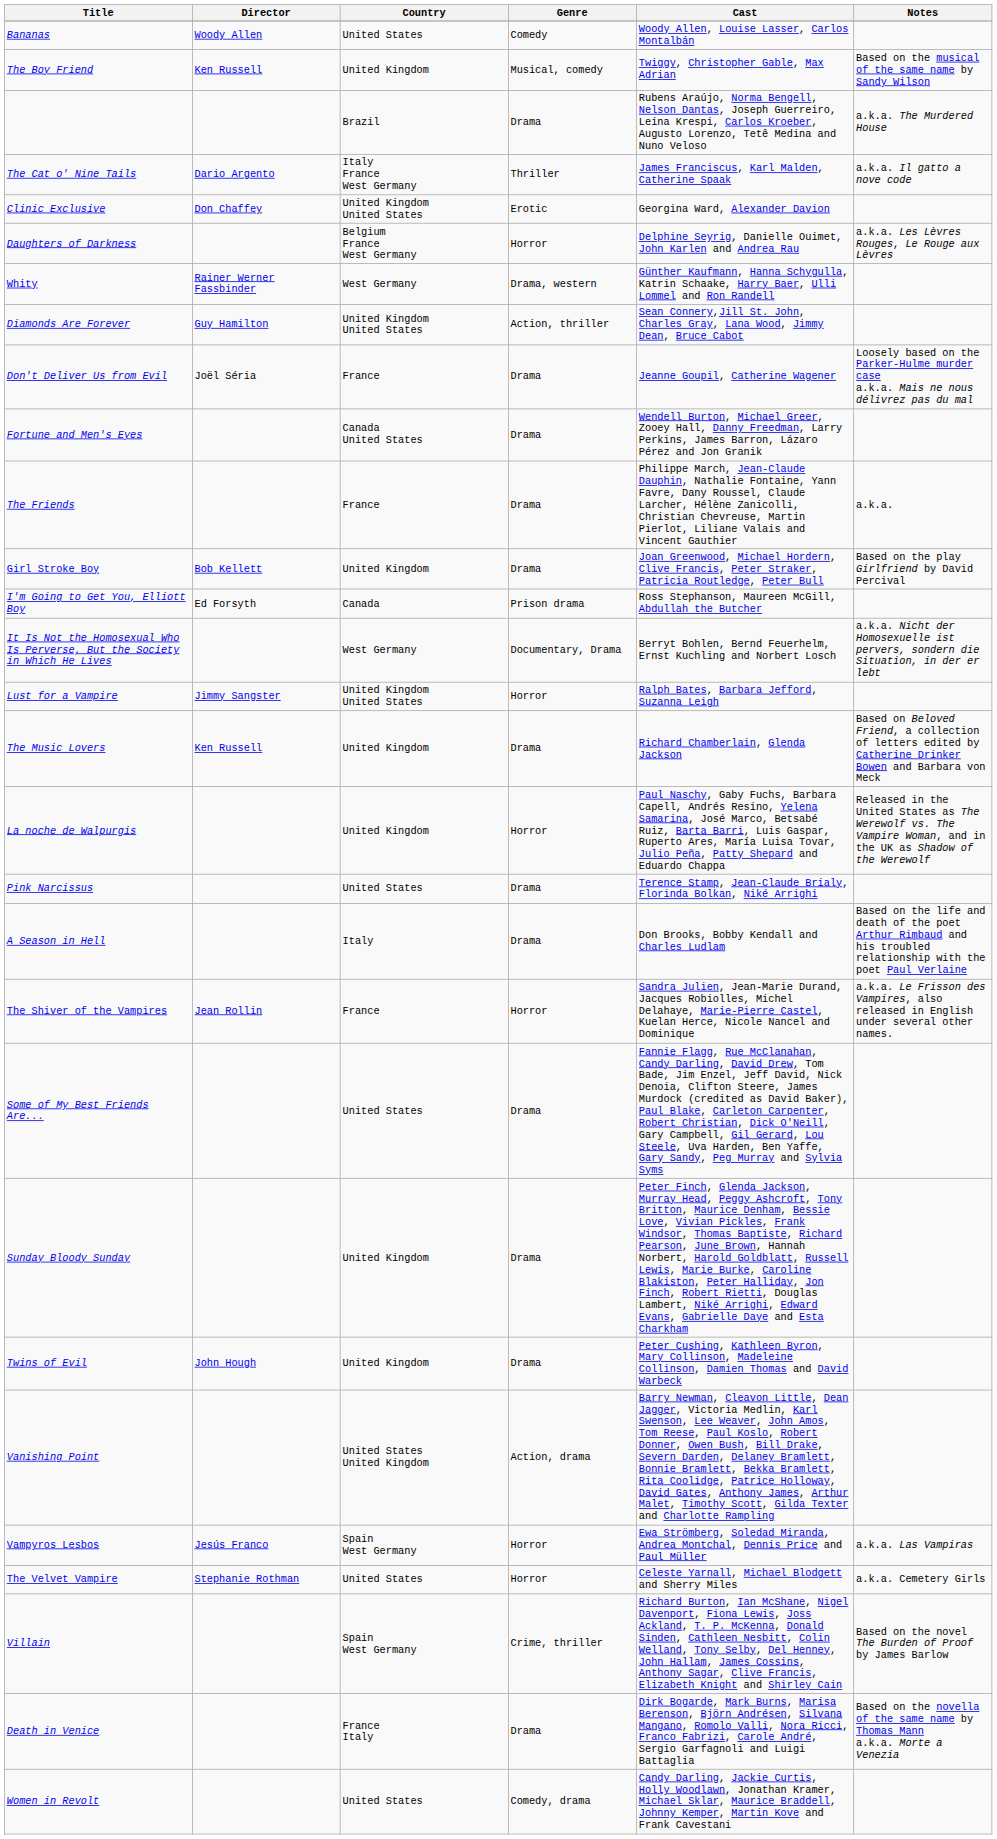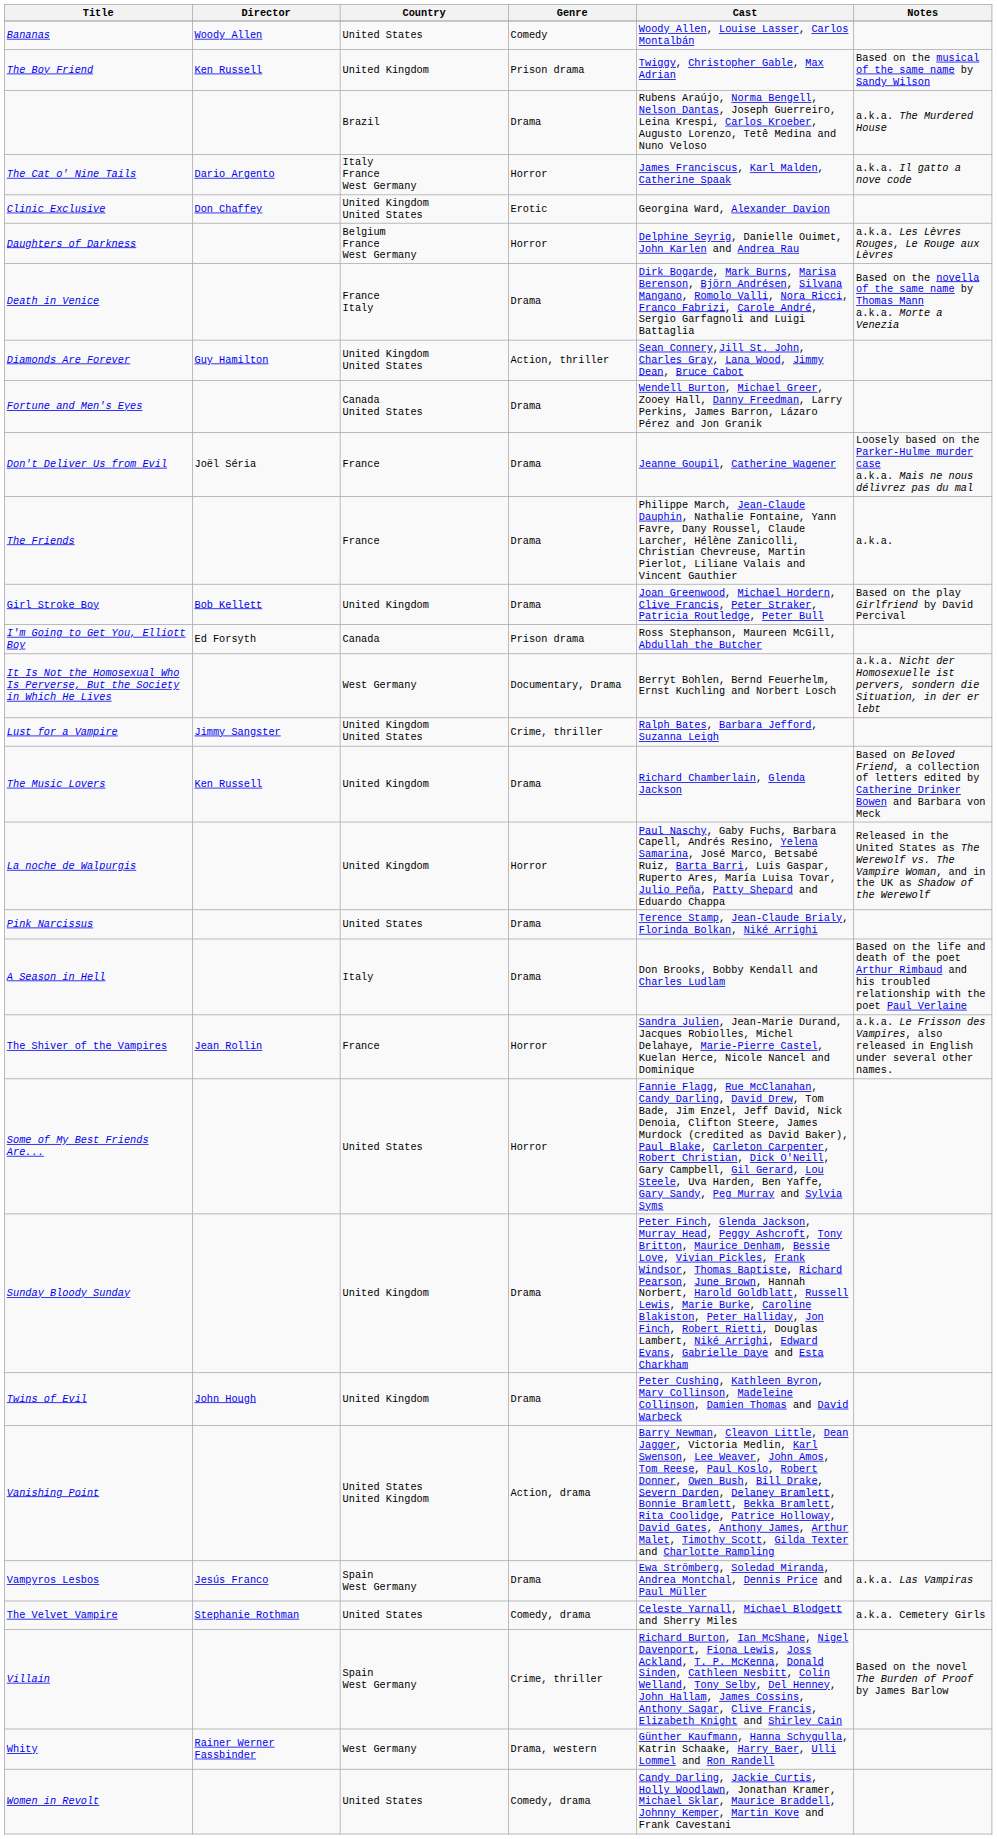(557, 70) Musical, comedy -> (547, 70) Prison drama
(535, 175) Thriller -> (529, 175) Horror
rows swapped: (53, 1732) <-> (22, 284)
rows swapped: (87, 377) <-> (75, 435)
(529, 696) Horror -> (557, 732) Crime, thriller
(526, 1111) Drama -> (529, 1146) Horror
(529, 1545) Horror -> (526, 1581) Drama
(529, 1580) Horror -> (551, 1615) Comedy, drama
